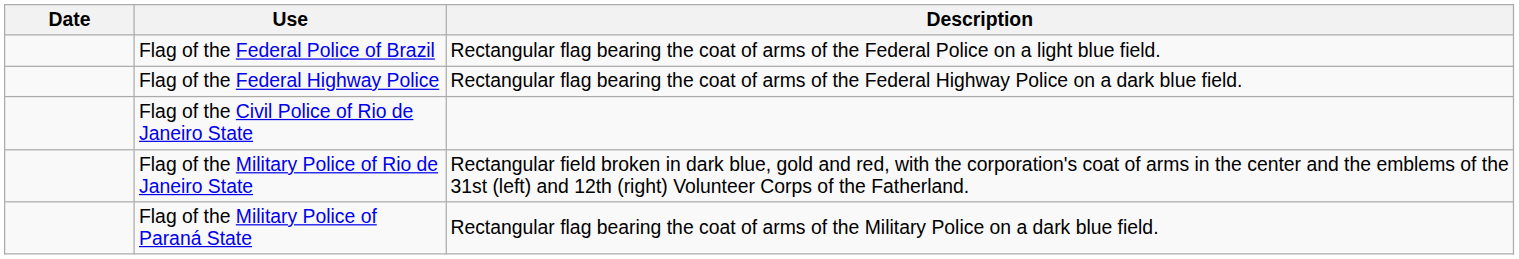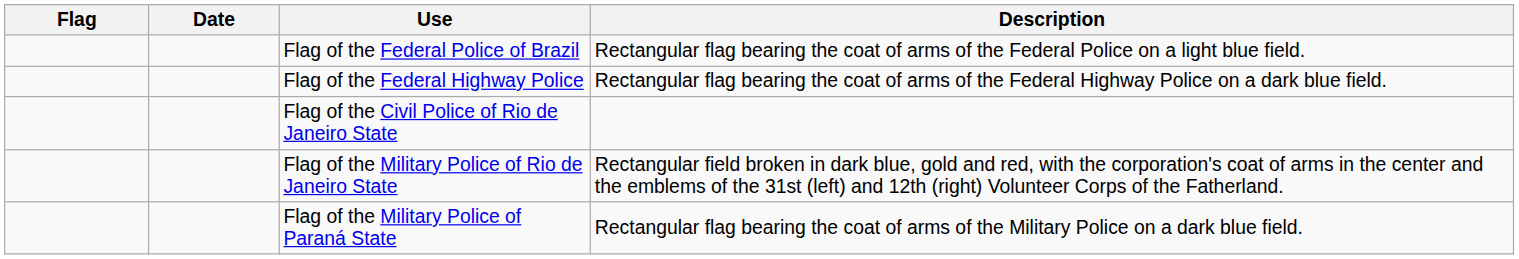+ column: (77, 19)
